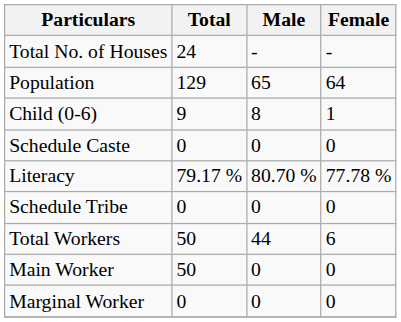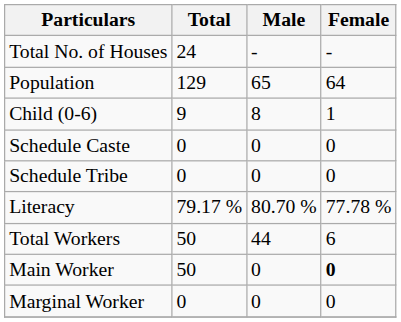rows swapped: (68, 207) <-> (42, 176)
(331, 269) normal -> (331, 269) bold
